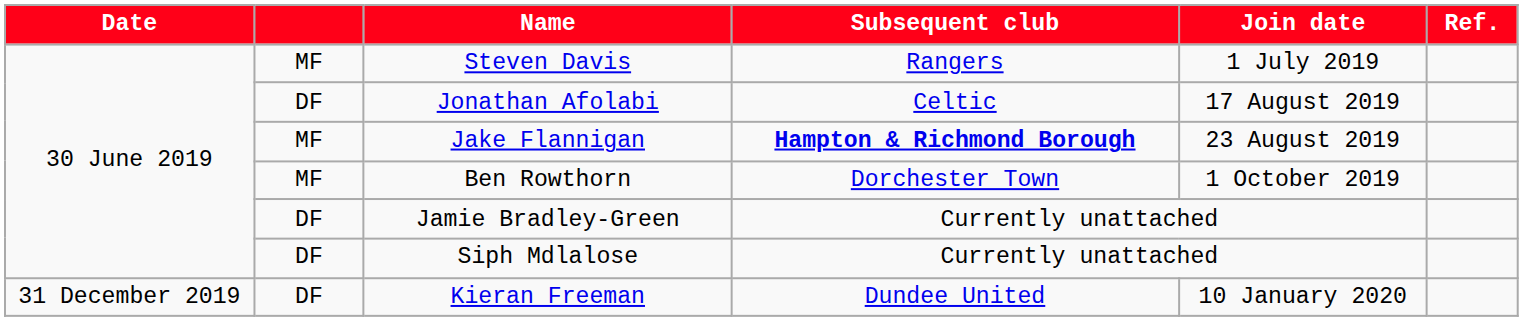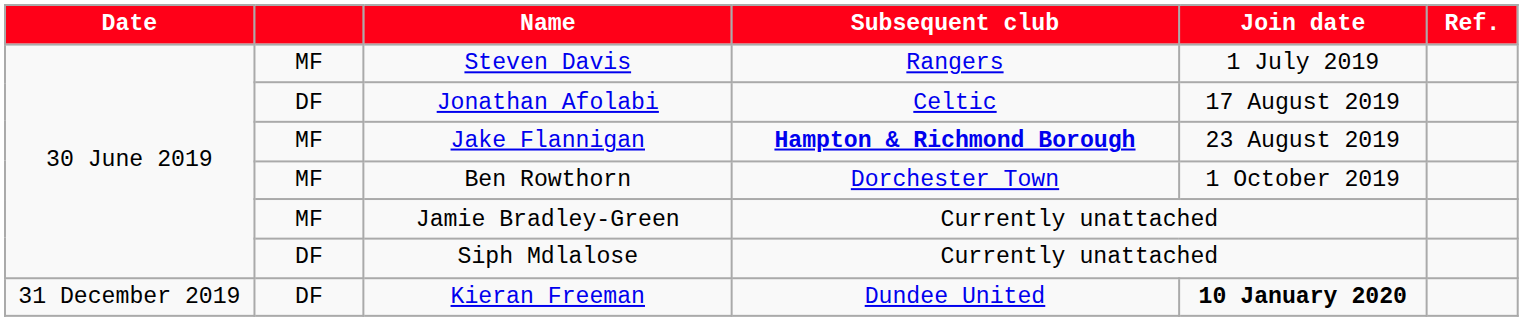(309, 219) DF -> (309, 219) MF
(1303, 297) normal -> (1303, 297) bold
